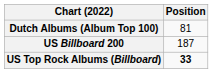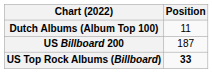(186, 28) 81 -> (186, 28) 11
